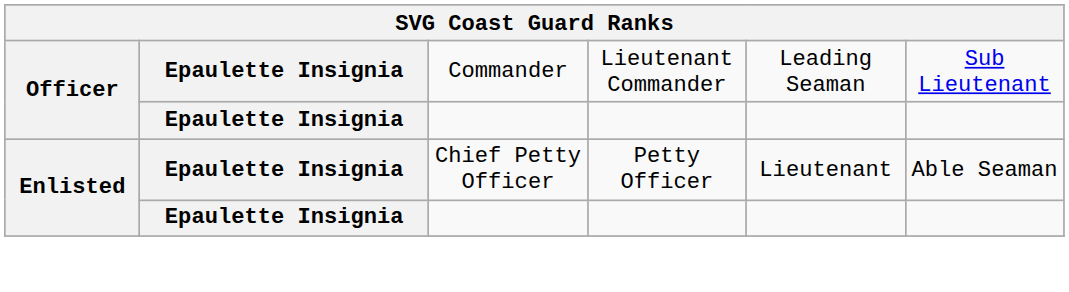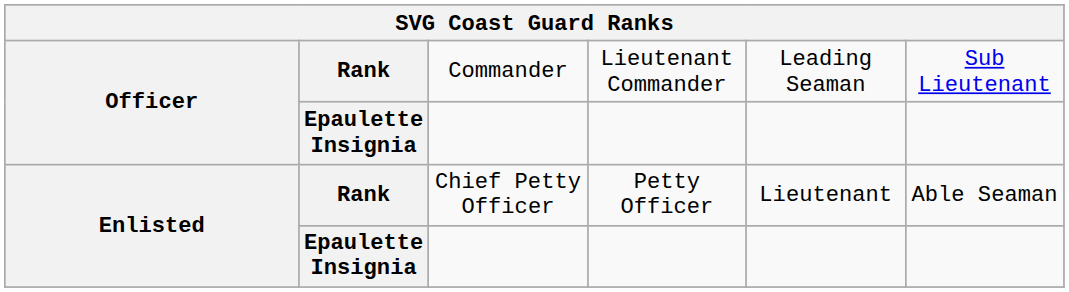(284, 72) Epaulette Insignia -> (364, 72) Rank
(284, 169) Epaulette Insignia -> (364, 195) Rank
